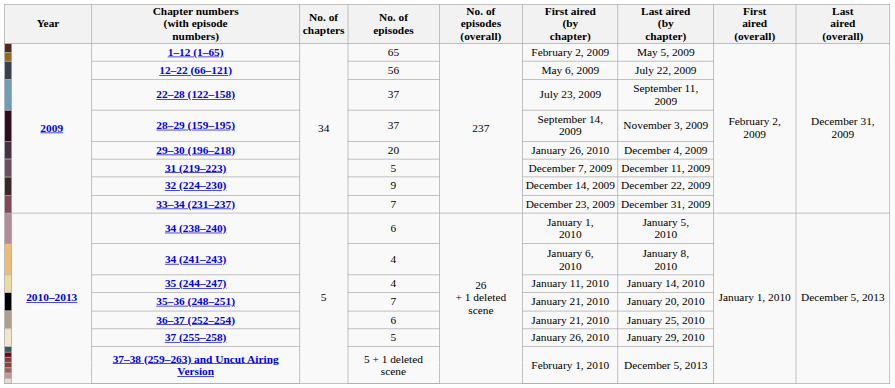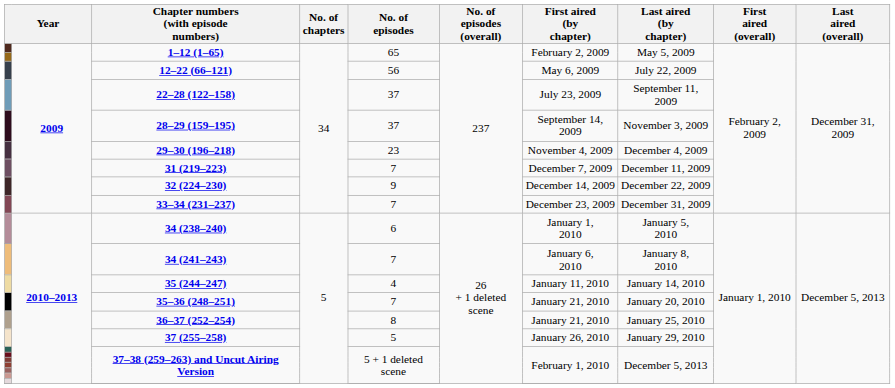(393, 150) 20 -> (393, 150) 23
(570, 150) January 26, 2010 -> (570, 150) November 4, 2009
(393, 168) 5 -> (393, 168) 7
(393, 259) 4 -> (393, 259) 7
(393, 319) 6 -> (393, 319) 8
